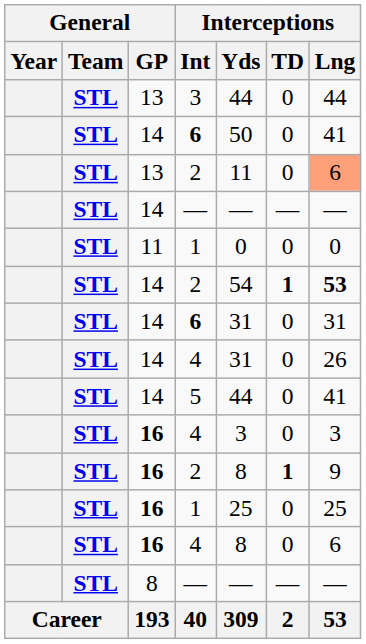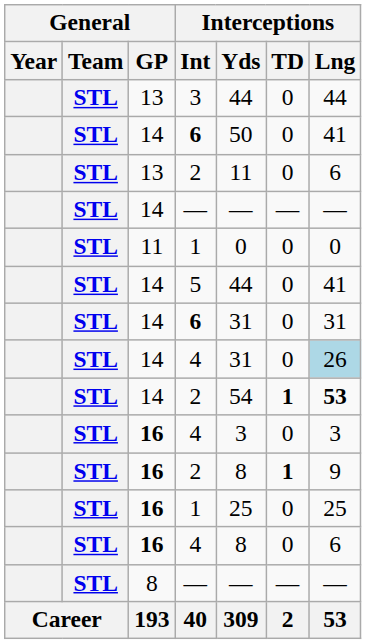(335, 172) lightsalmon background -> (335, 172) no background
rows swapped: (152, 284) <-> (152, 396)
(335, 358) no background -> (335, 358) lightblue background
